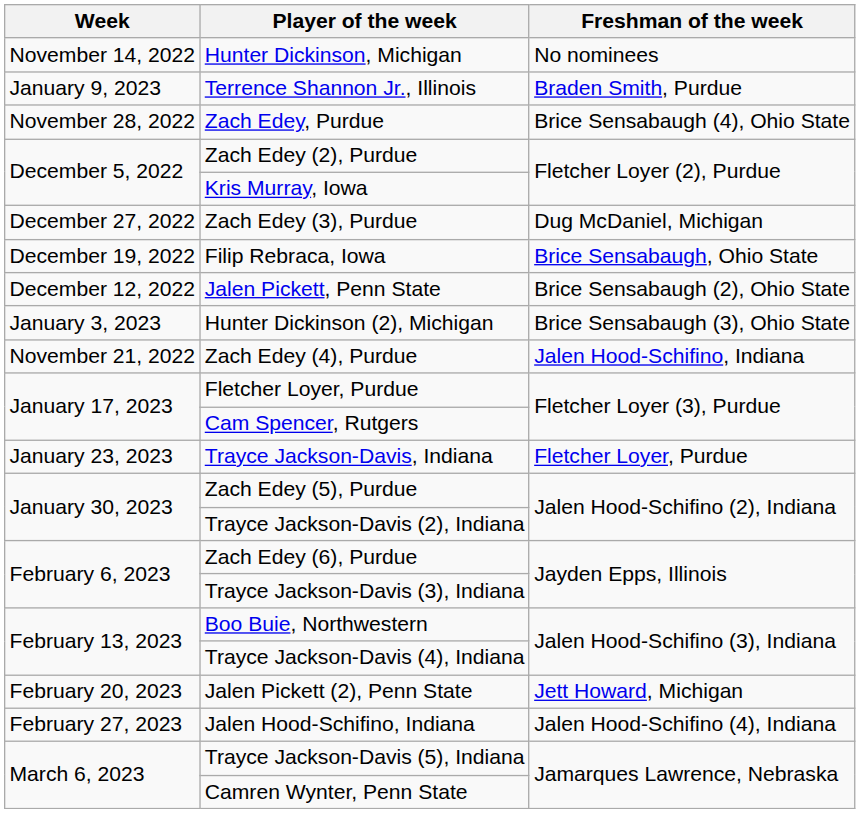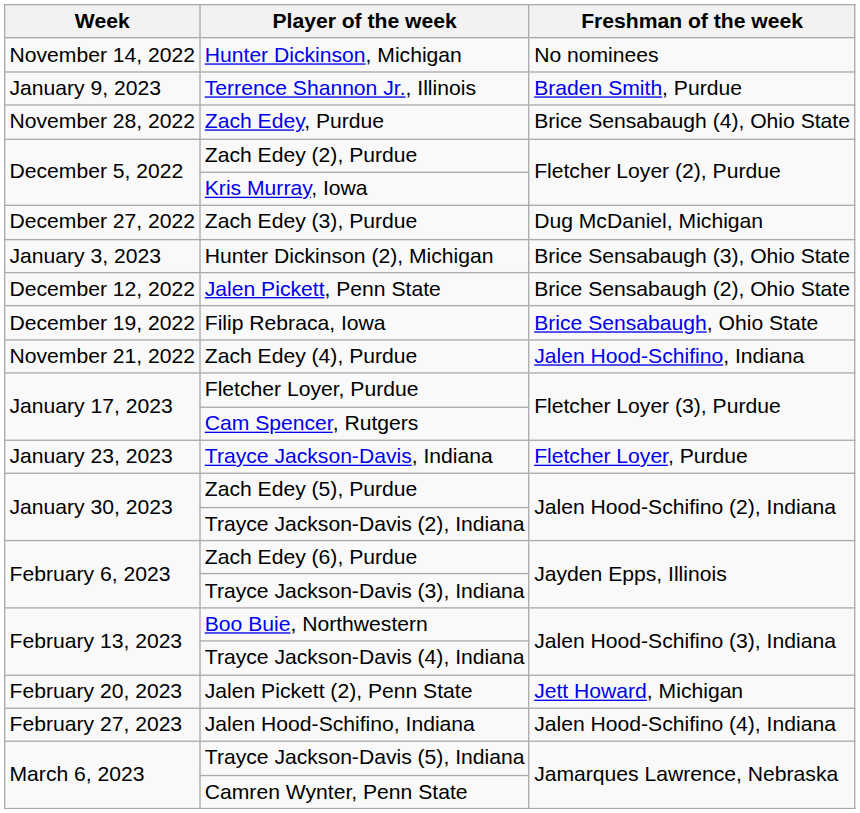rows swapped: (295, 255) <-> (349, 322)
